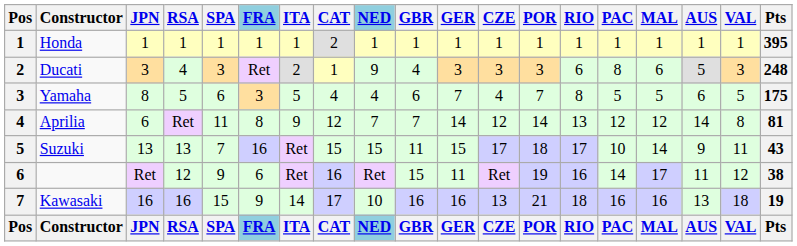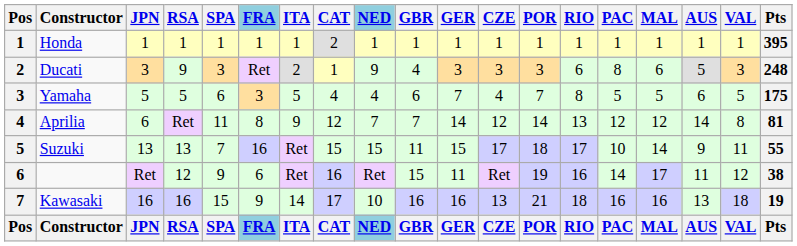(183, 69) 4 -> (183, 69) 9
(145, 95) 8 -> (145, 95) 5
(776, 148) 43 -> (776, 148) 55
